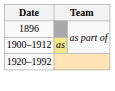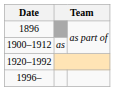(60, 45) khaki background -> (60, 45) no background
+ row: (29, 78)
